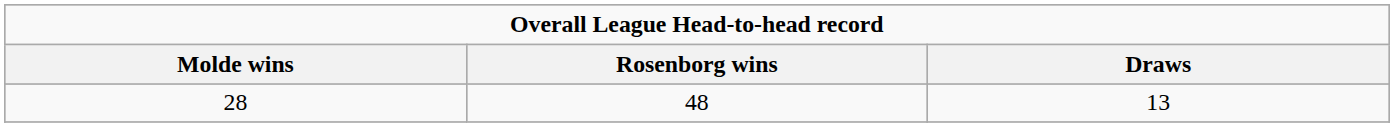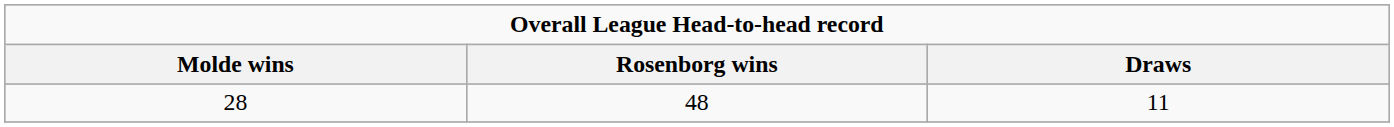(1158, 102) 13 -> (1158, 102) 11
